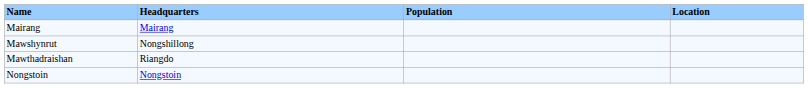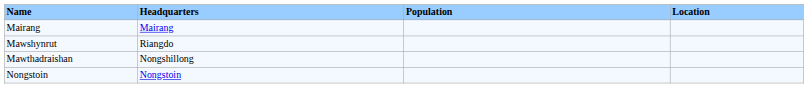(167, 43) Nongshillong -> (157, 43) Riangdo
(157, 59) Riangdo -> (167, 59) Nongshillong
